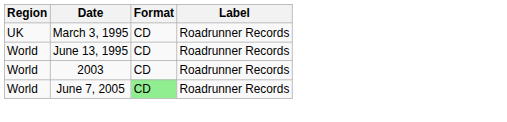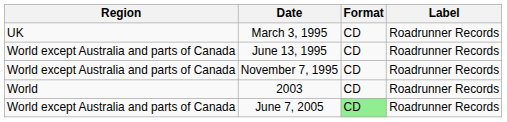(22, 51) World -> (121, 51) World except Australia and parts of Canada
+ row: (289, 70)
(22, 88) World -> (121, 107) World except Australia and parts of Canada
